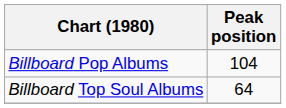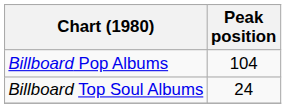(244, 90) 64 -> (244, 90) 24
